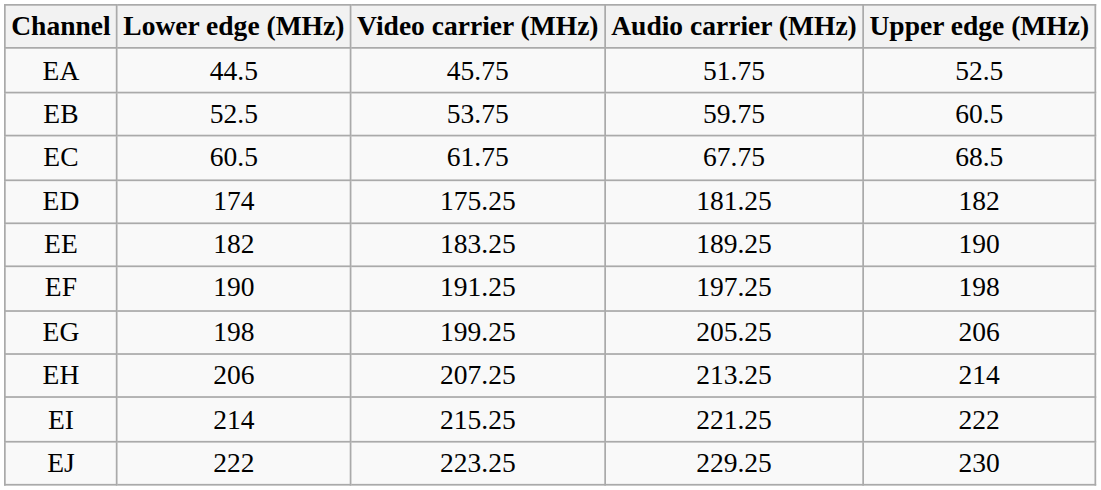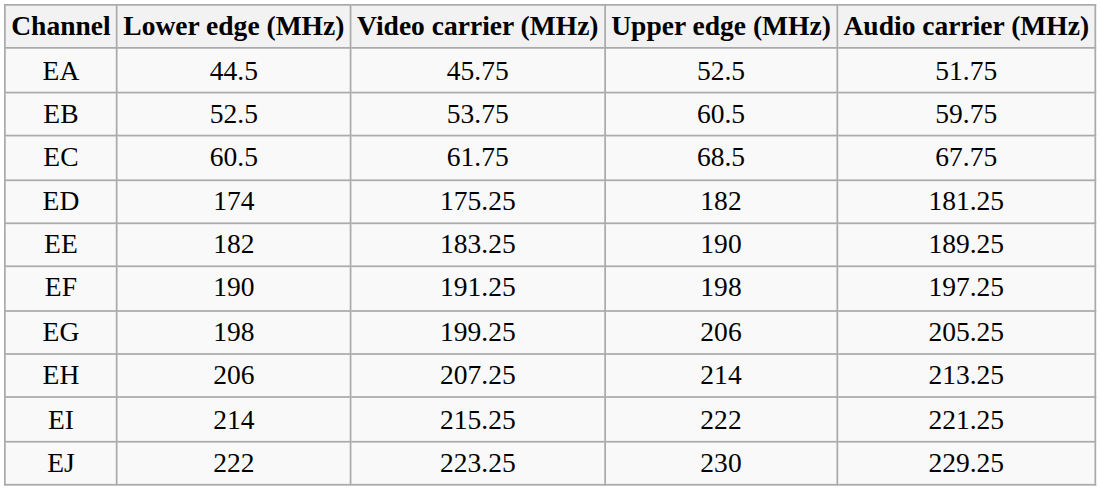columns swapped: (734, 26) <-> (979, 26)
